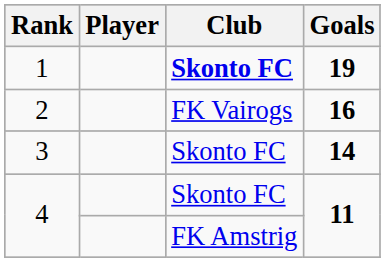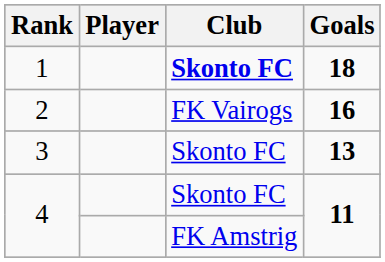(342, 67) 19 -> (342, 67) 18
(342, 151) 14 -> (342, 151) 13
